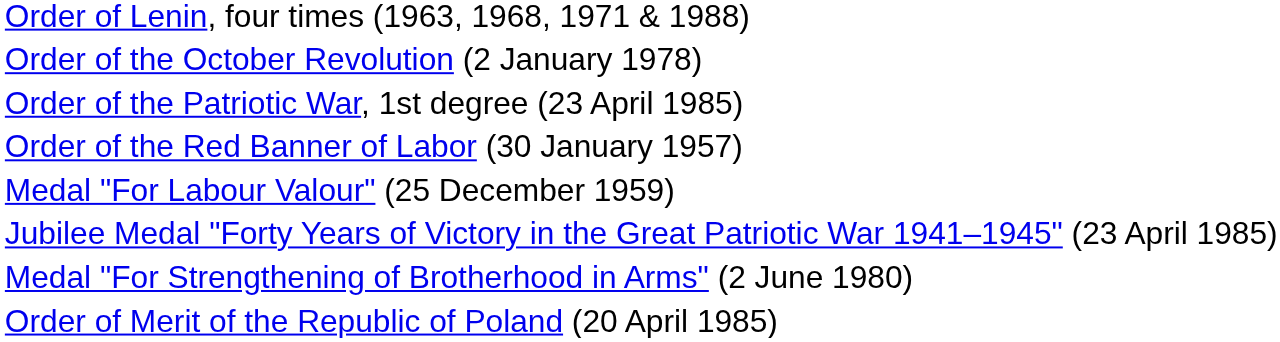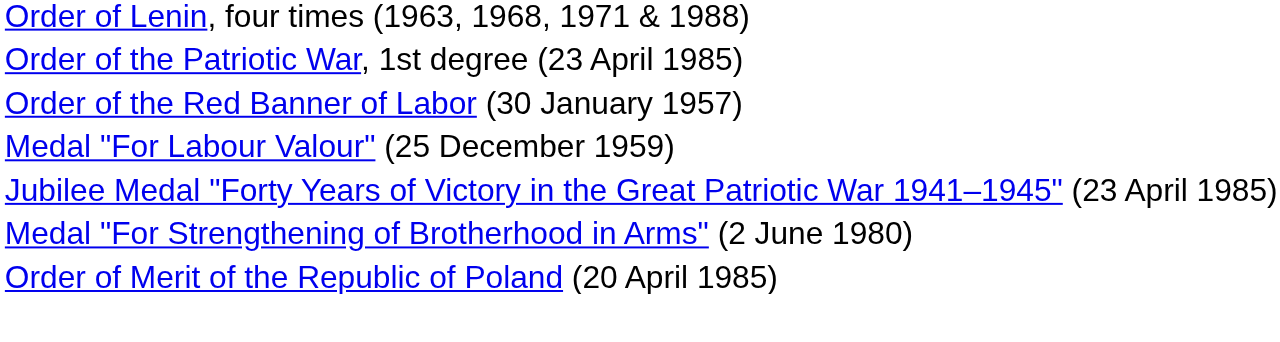- row: (354, 59)
